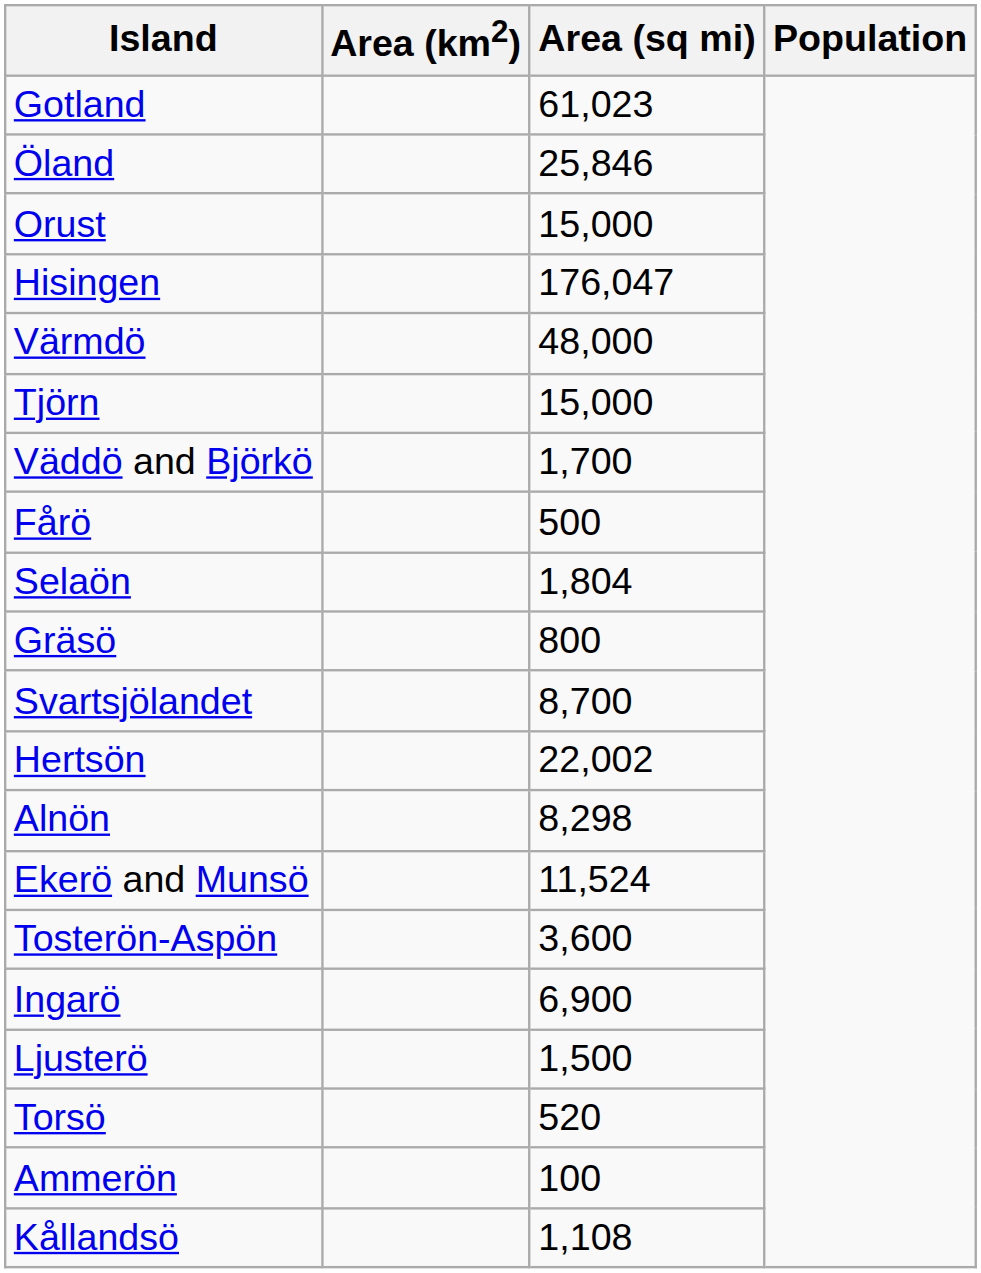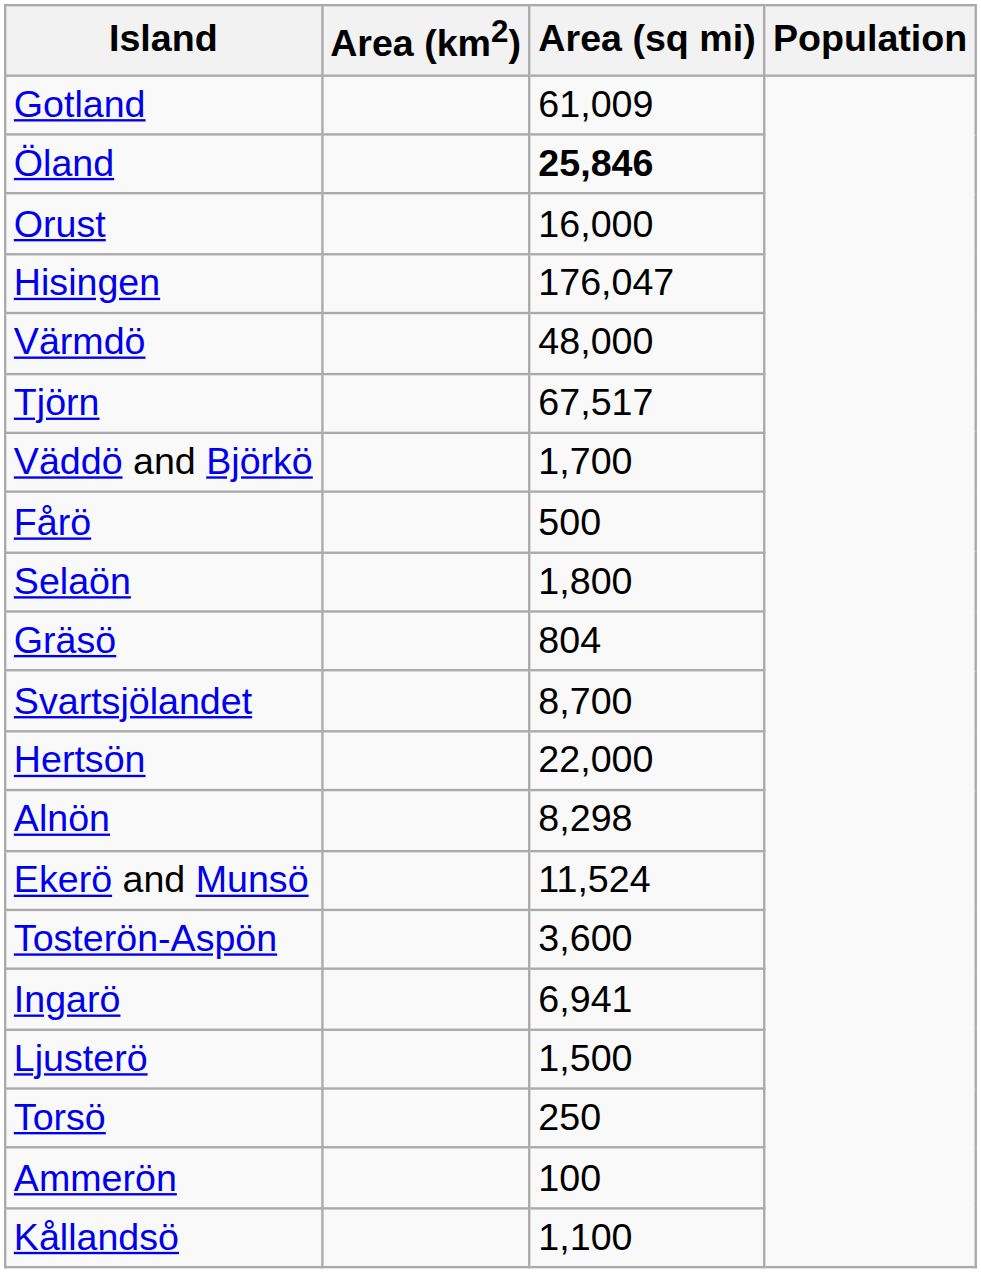(596, 104) 61,023 -> (596, 104) 61,009
(596, 163) normal -> (596, 163) bold
(596, 223) 15,000 -> (596, 223) 16,000
(596, 402) 15,000 -> (596, 402) 67,517
(585, 581) 1,804 -> (585, 581) 1,800
(570, 640) 800 -> (570, 640) 804
(596, 760) 22,002 -> (596, 760) 22,000
(585, 998) 6,900 -> (585, 998) 6,941
(570, 1117) 520 -> (570, 1117) 250
(585, 1237) 1,108 -> (585, 1237) 1,100
